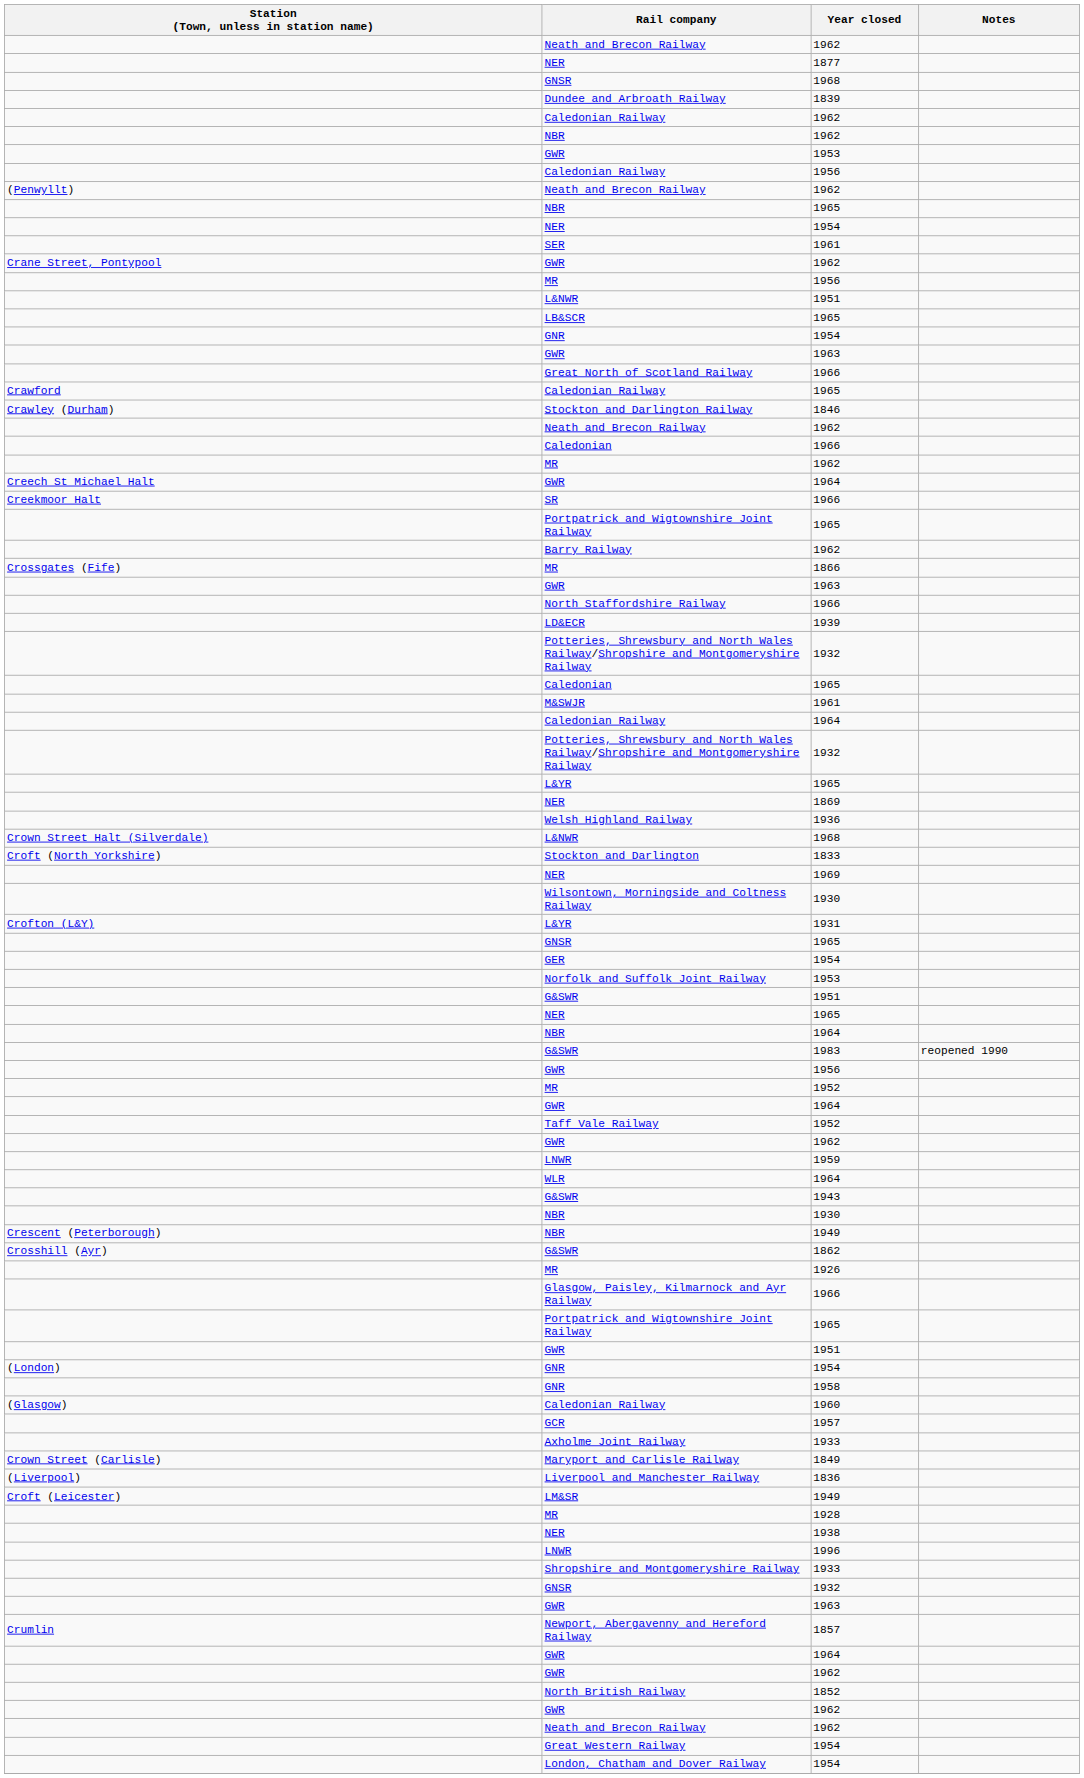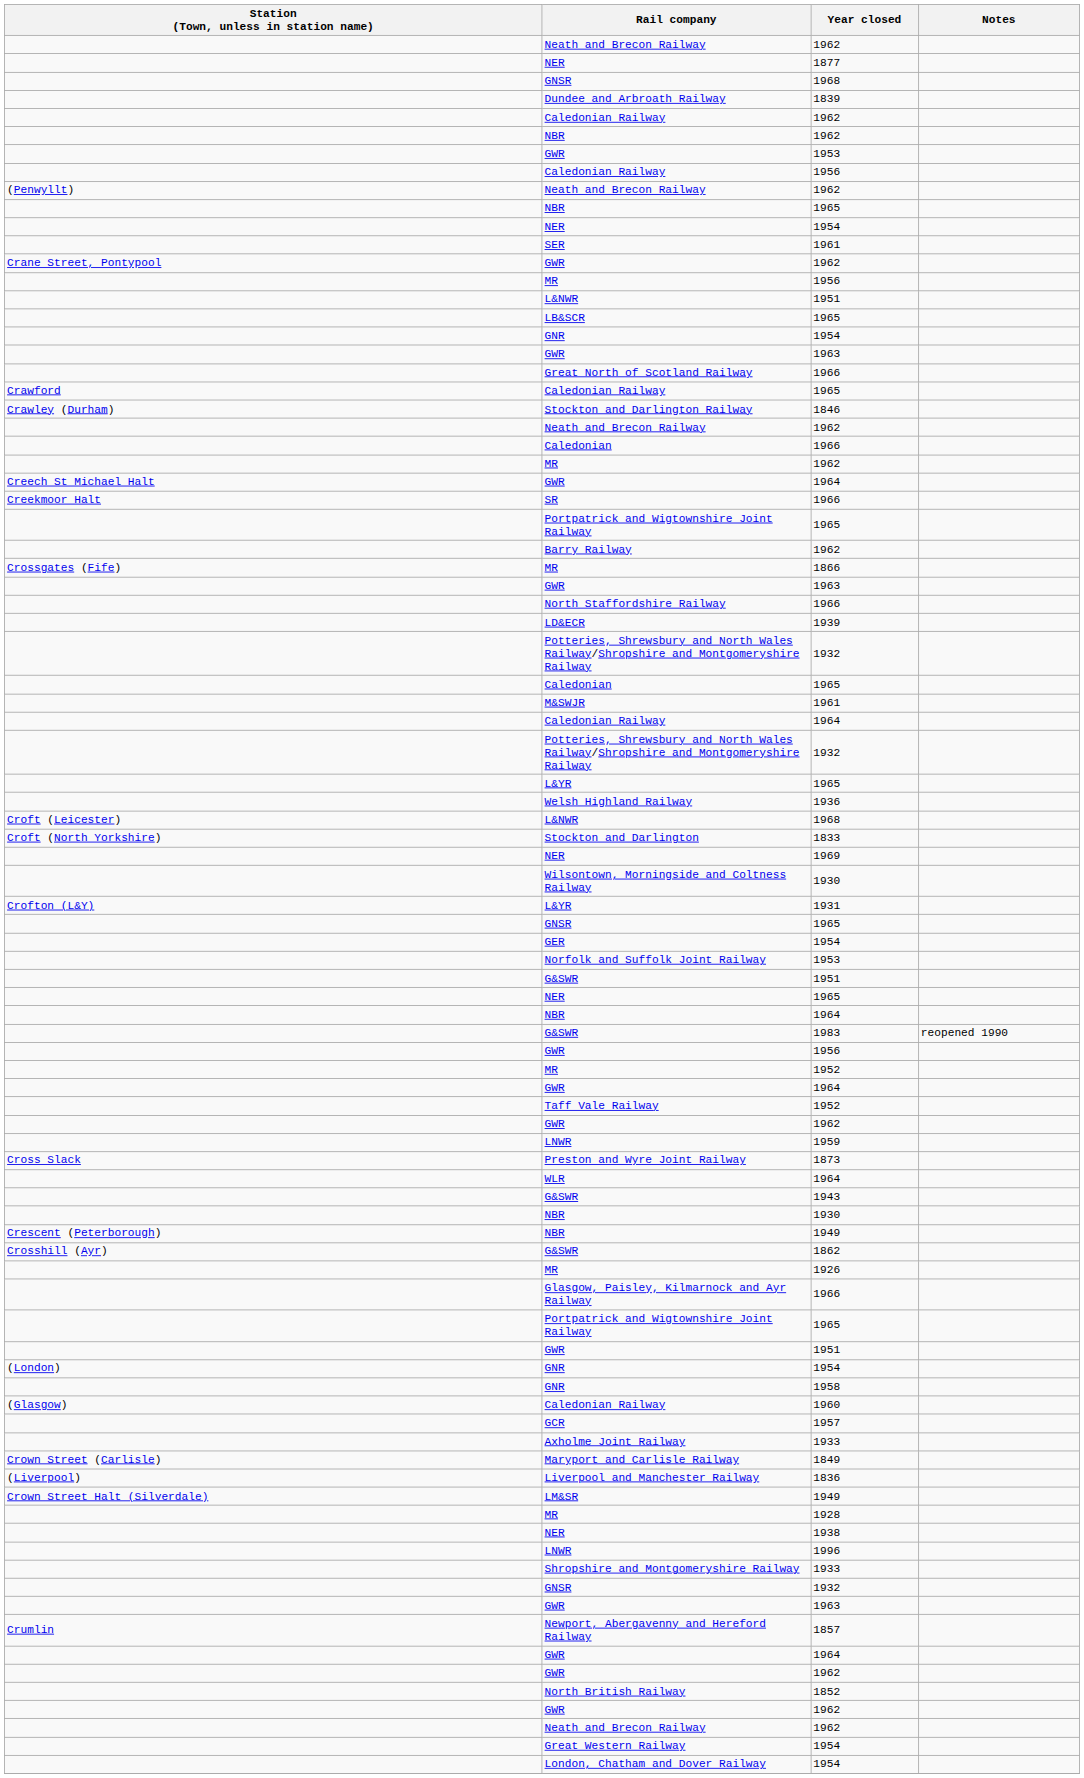- row: (555, 802)
(108, 838) Crown Street Halt (Silverdale) -> (64, 820) Croft (Leicester)
+ row: (645, 1161)
(64, 1496) Croft (Leicester) -> (108, 1496) Crown Street Halt (Silverdale)
